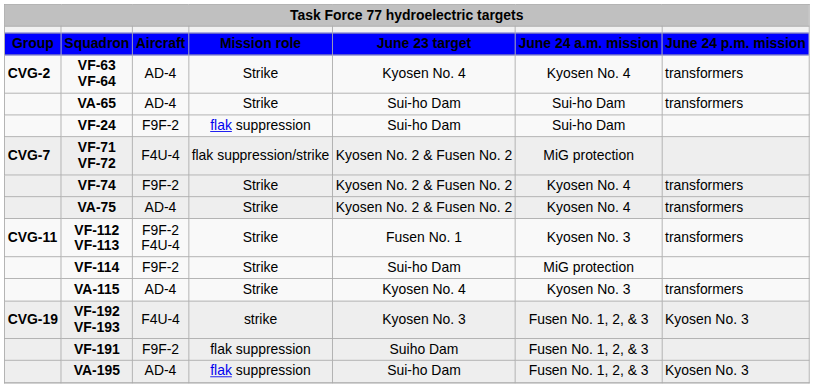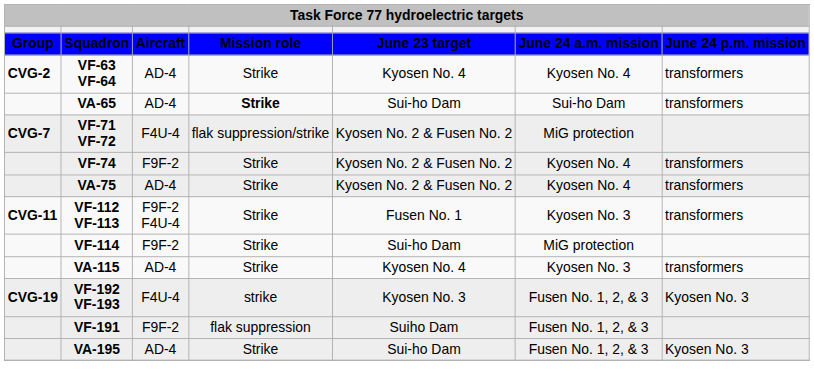(261, 103) normal -> (261, 103) bold
- row: (97, 125)
(261, 371) flak suppression -> (261, 349) Strike
